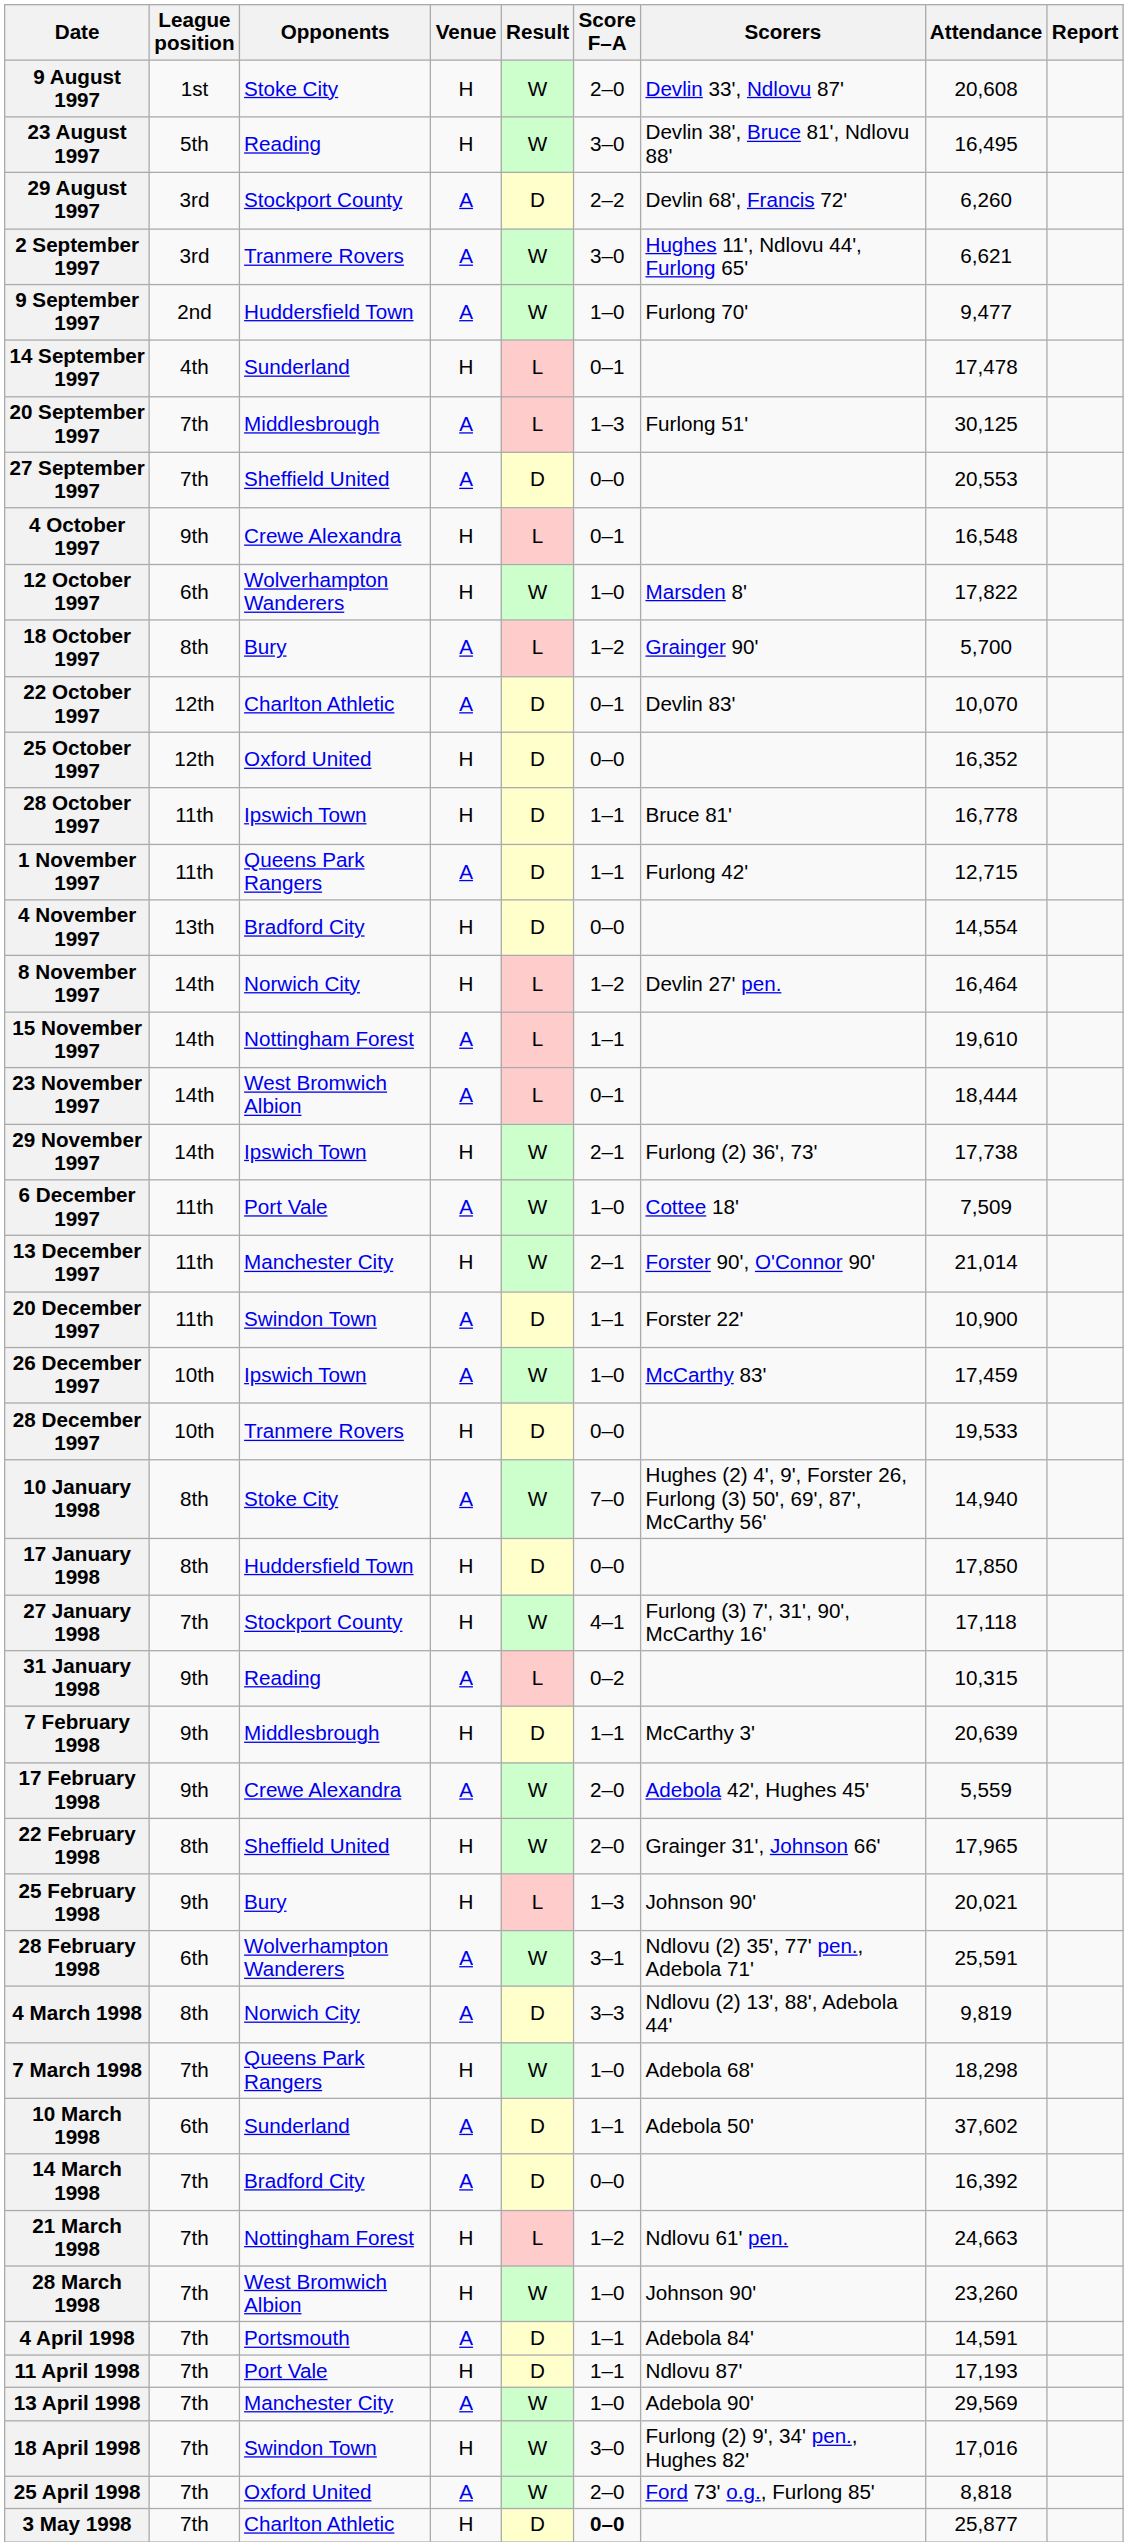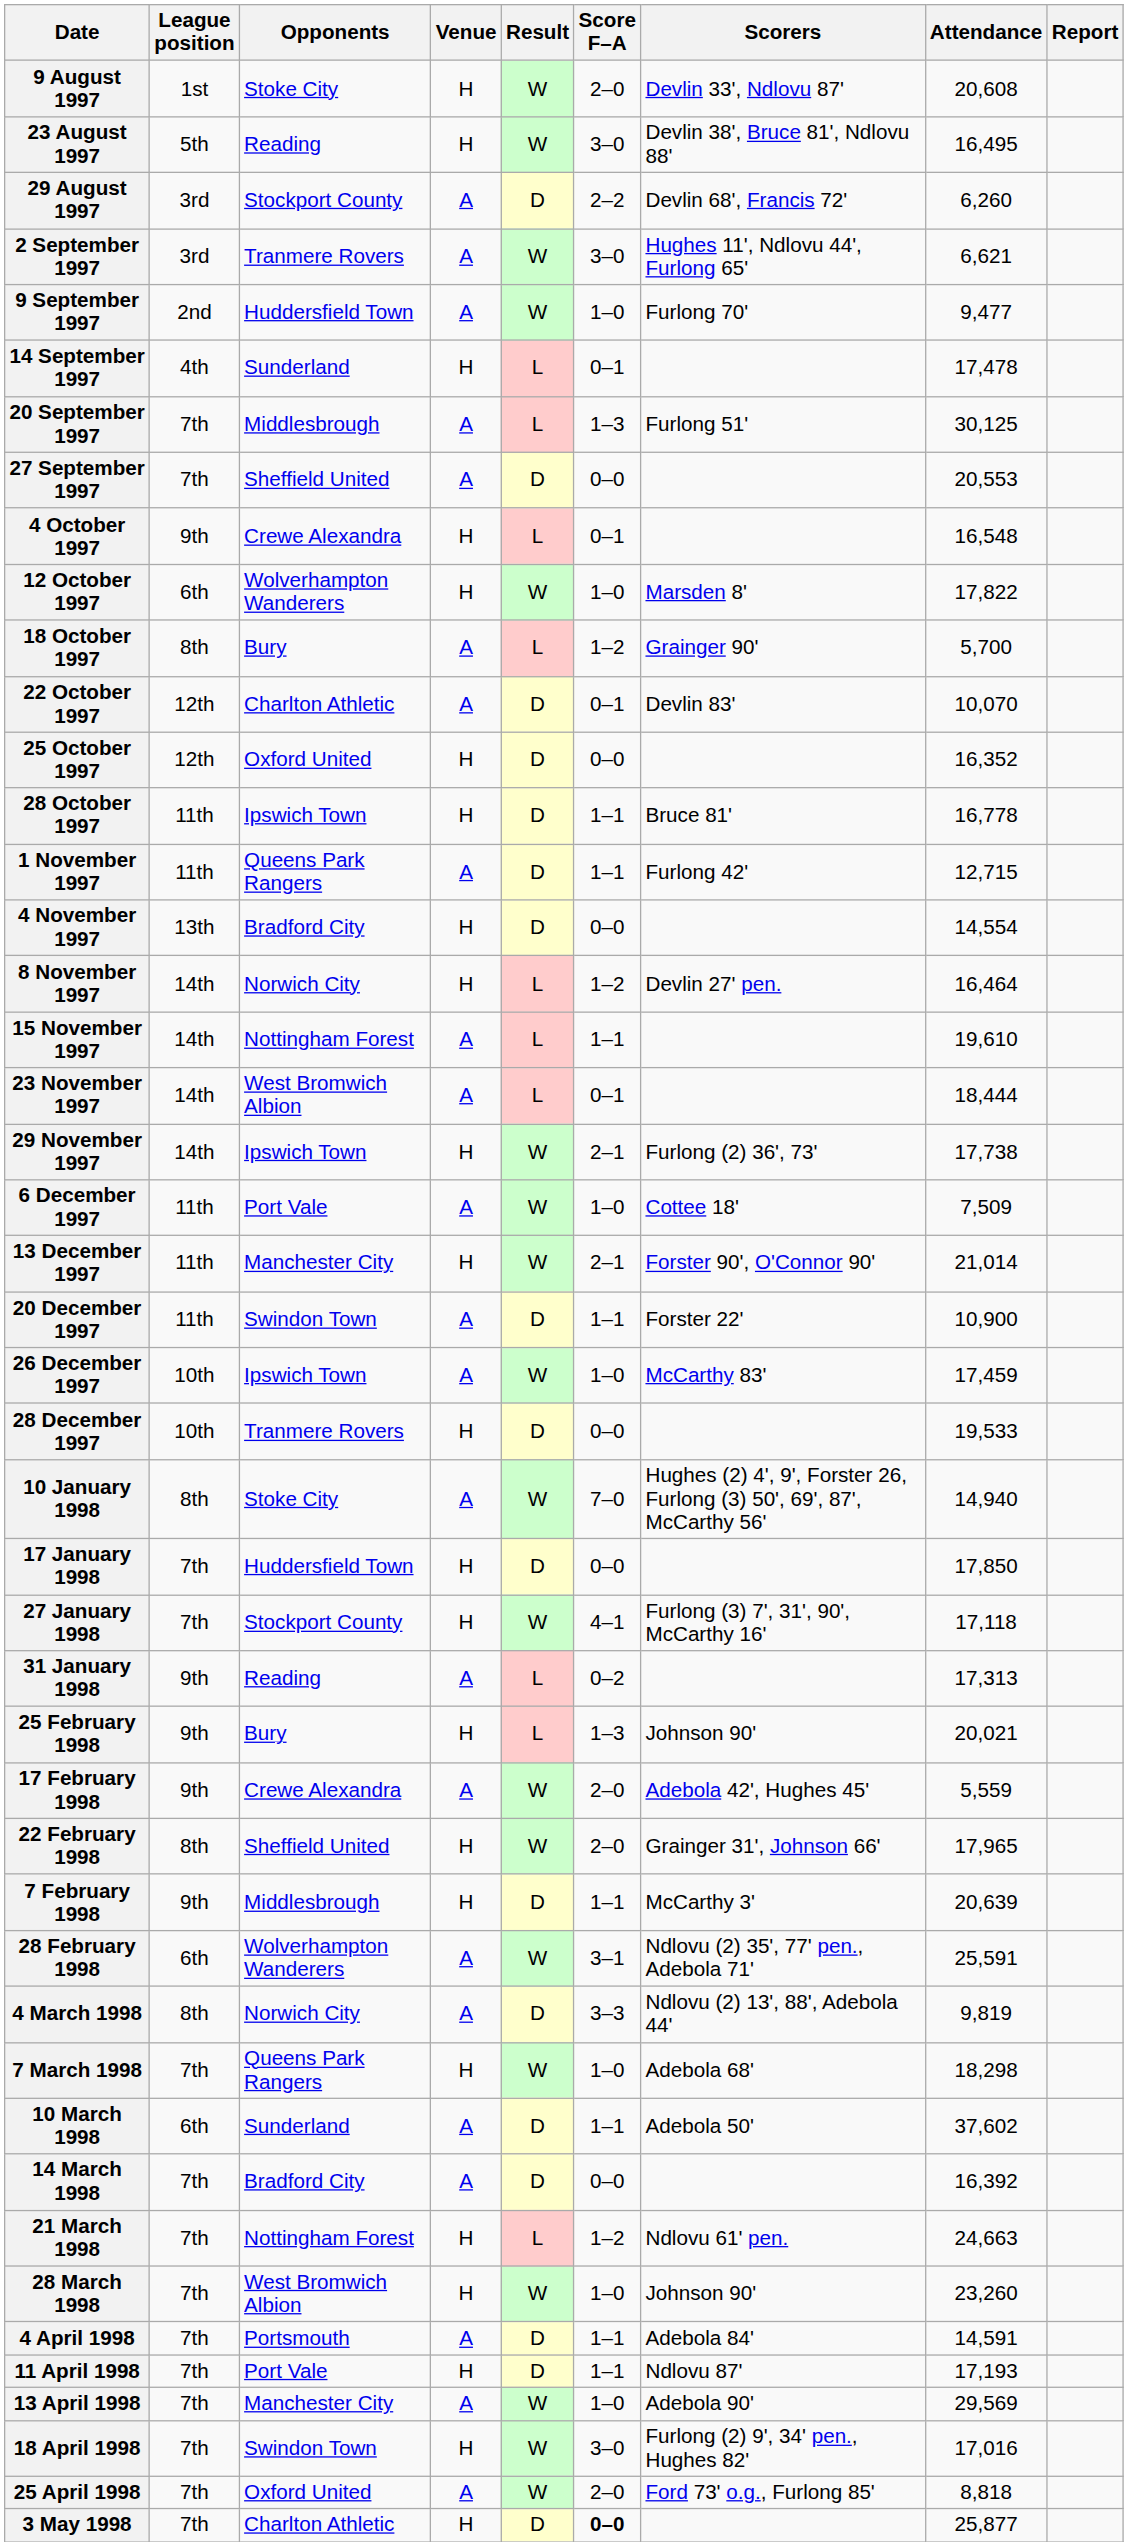(194, 1566) 8th -> (194, 1566) 7th
(986, 1678) 10,315 -> (986, 1678) 17,313
rows swapped: (77, 1734) <-> (77, 1902)
